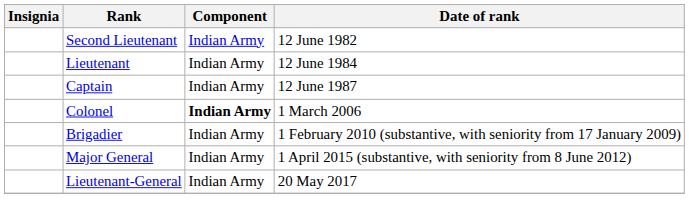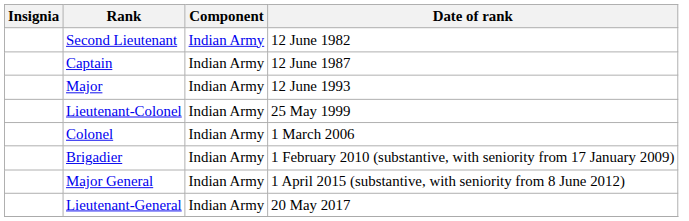- row: (98, 63)
+ row: (84, 87)
+ row: (124, 110)
(230, 110) bold -> (226, 134) normal
